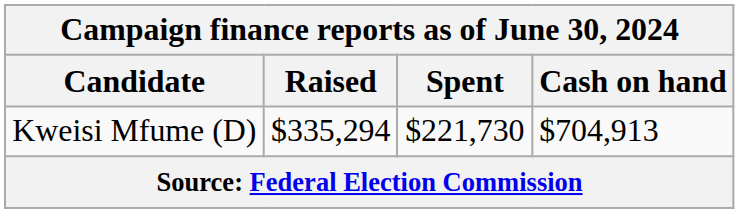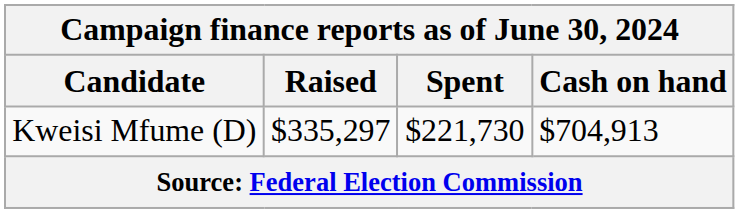(331, 130) $335,294 -> (331, 130) $335,297
